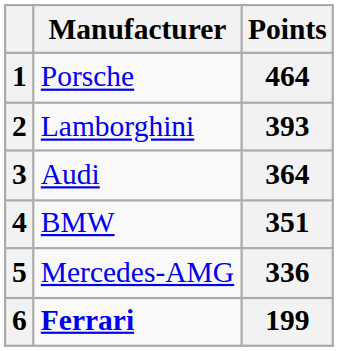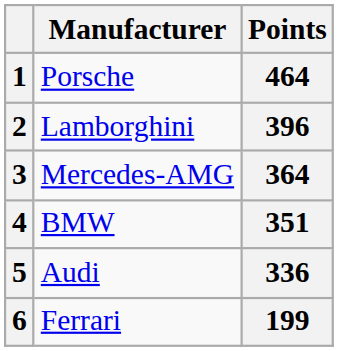(287, 125) 393 -> (287, 125) 396
(70, 174) Audi -> (137, 174) Mercedes-AMG
(137, 271) Mercedes-AMG -> (70, 271) Audi
(87, 320) bold -> (81, 320) normal
